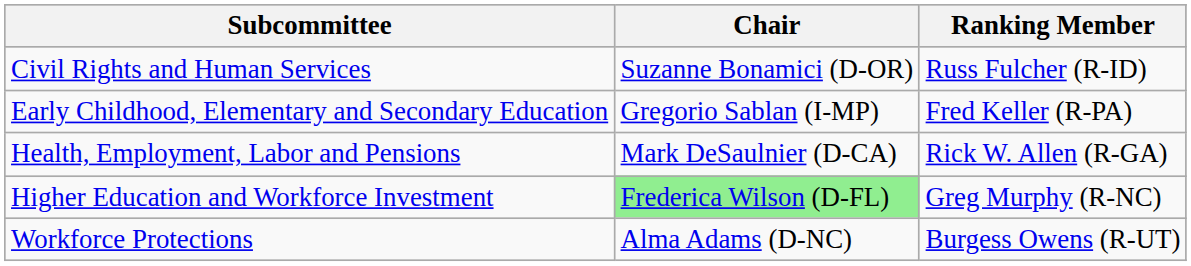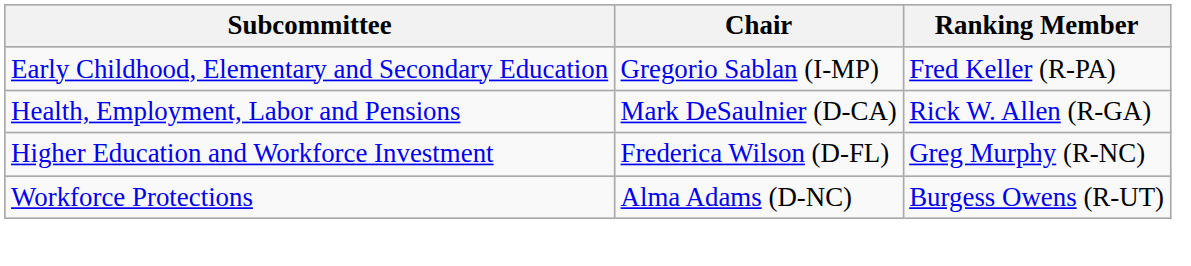- row: (191, 68)
(755, 196) lightgreen background -> (755, 153) no background
